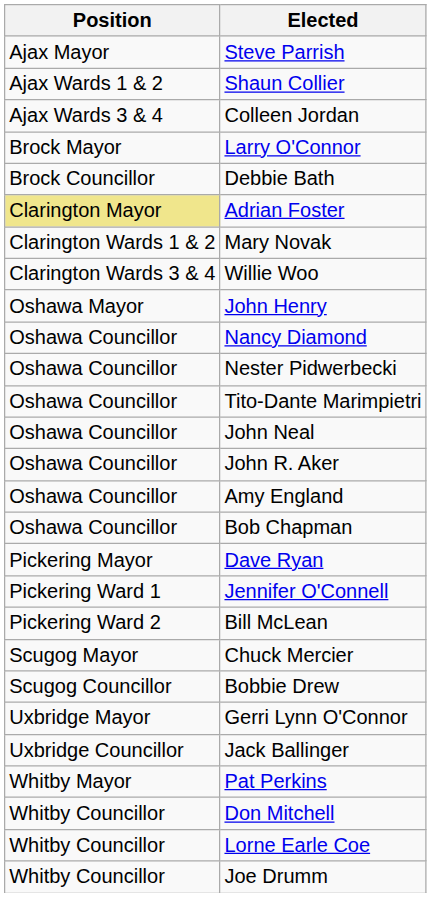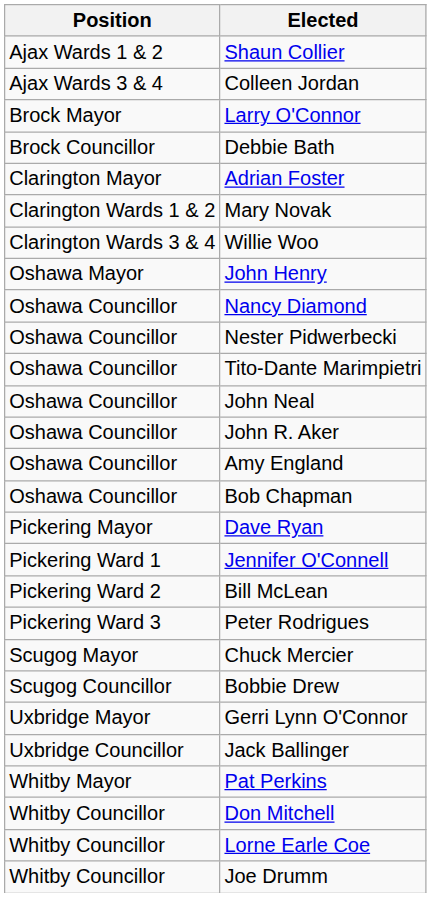- row: (284, 52)
(85, 210) khaki background -> (85, 178) no background
+ row: (297, 623)
